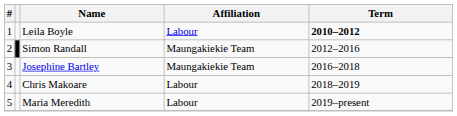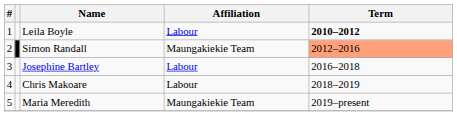(335, 49) no background -> (335, 49) lightsalmon background
(210, 66) Maungakiekie Team -> (182, 66) Labour
(182, 102) Labour -> (210, 102) Maungakiekie Team
